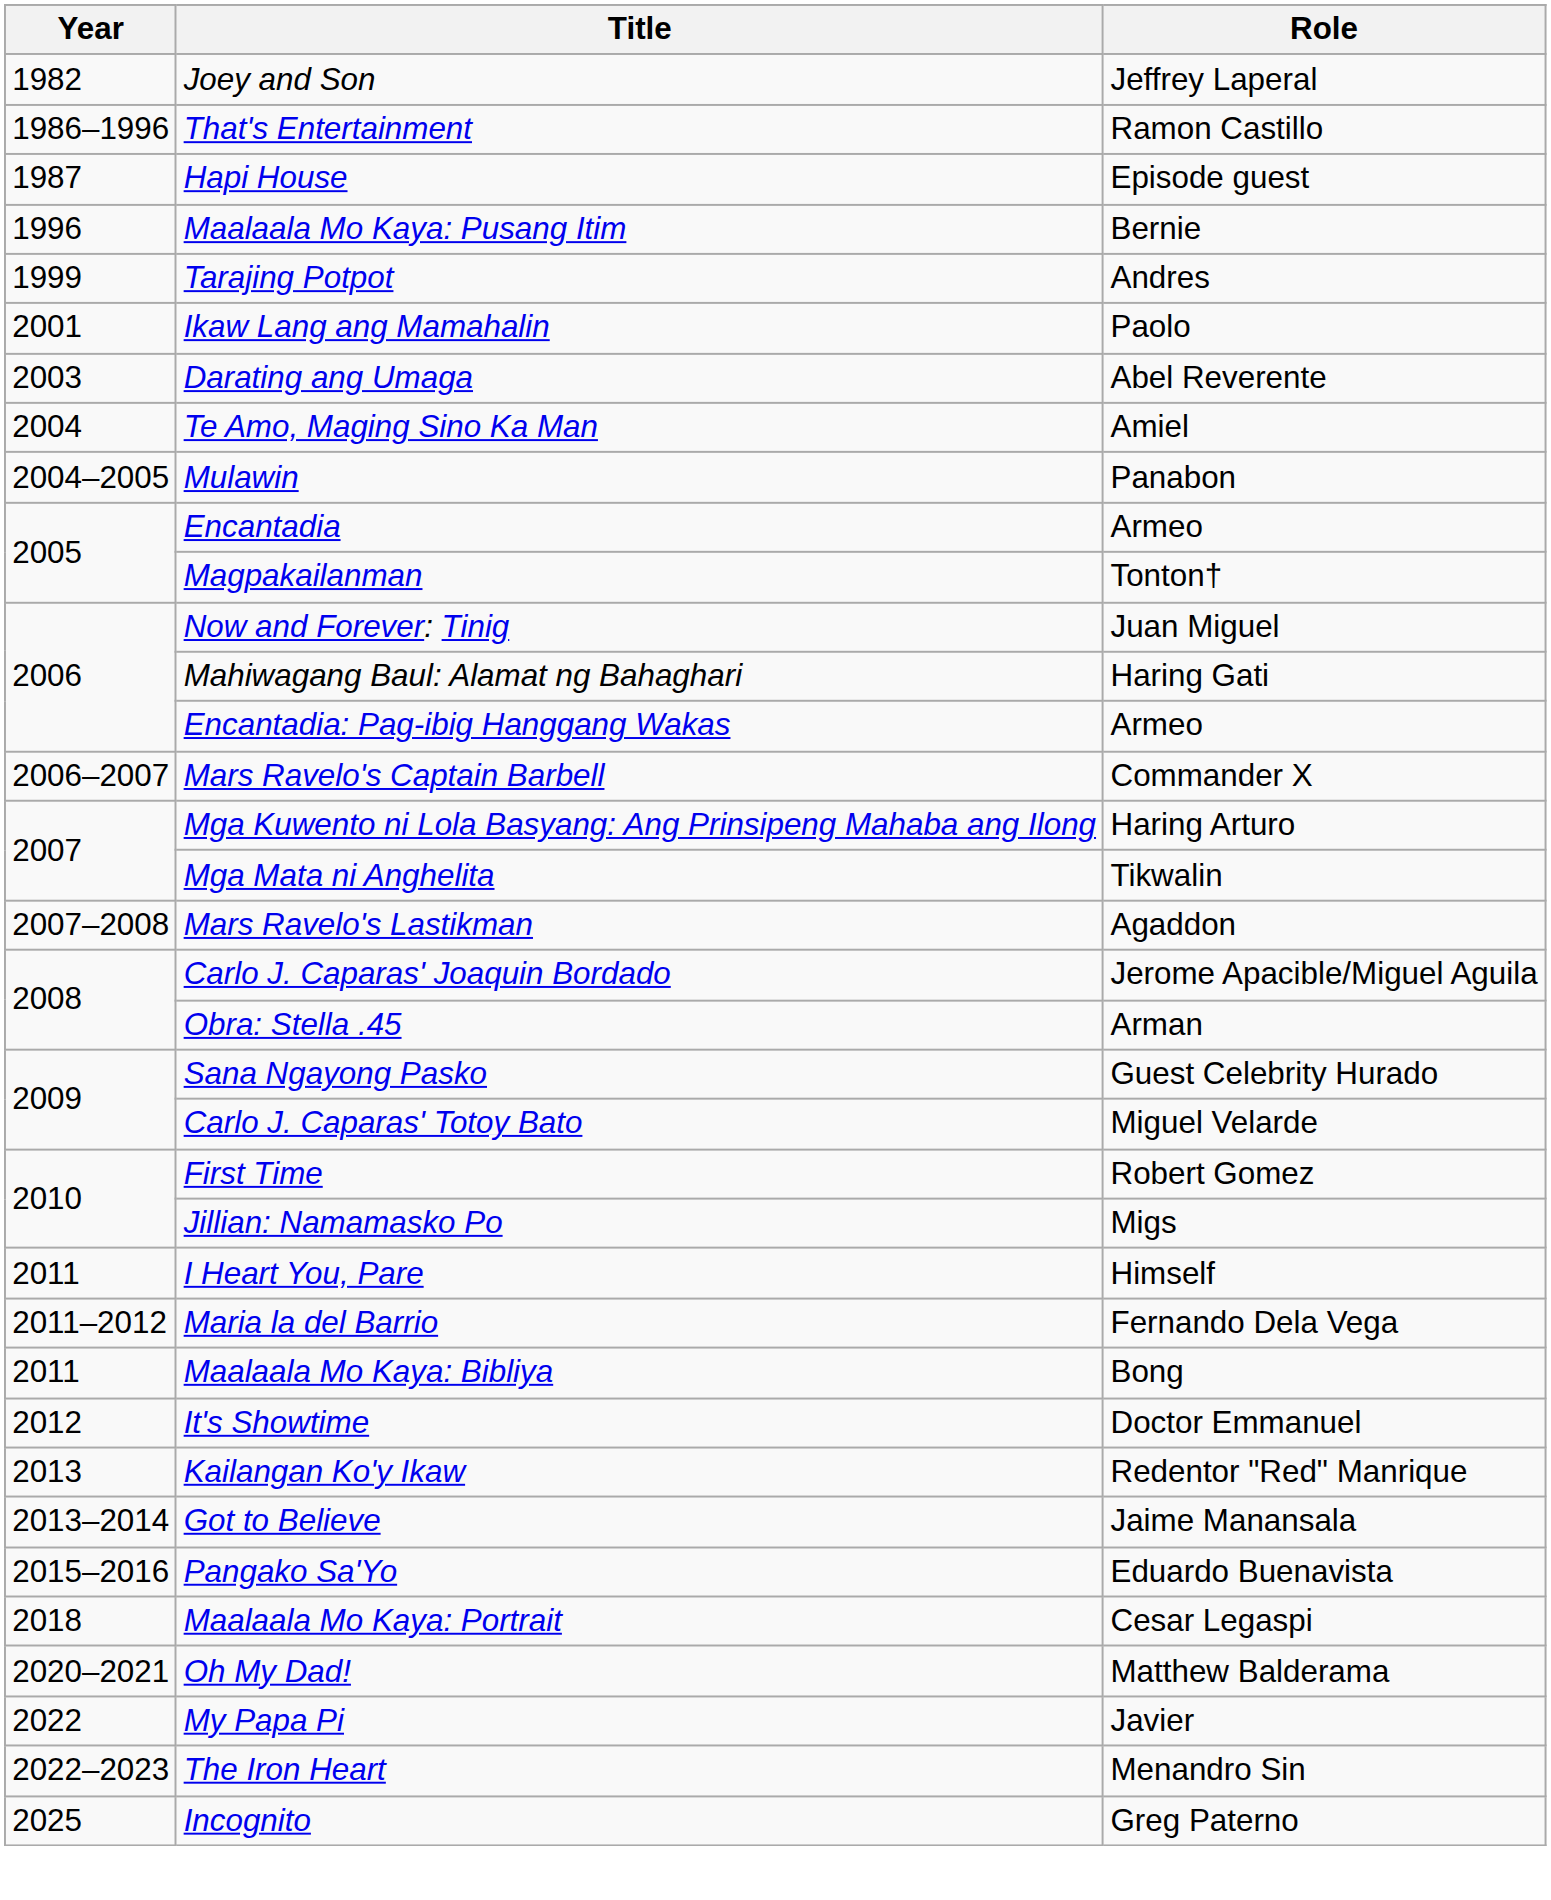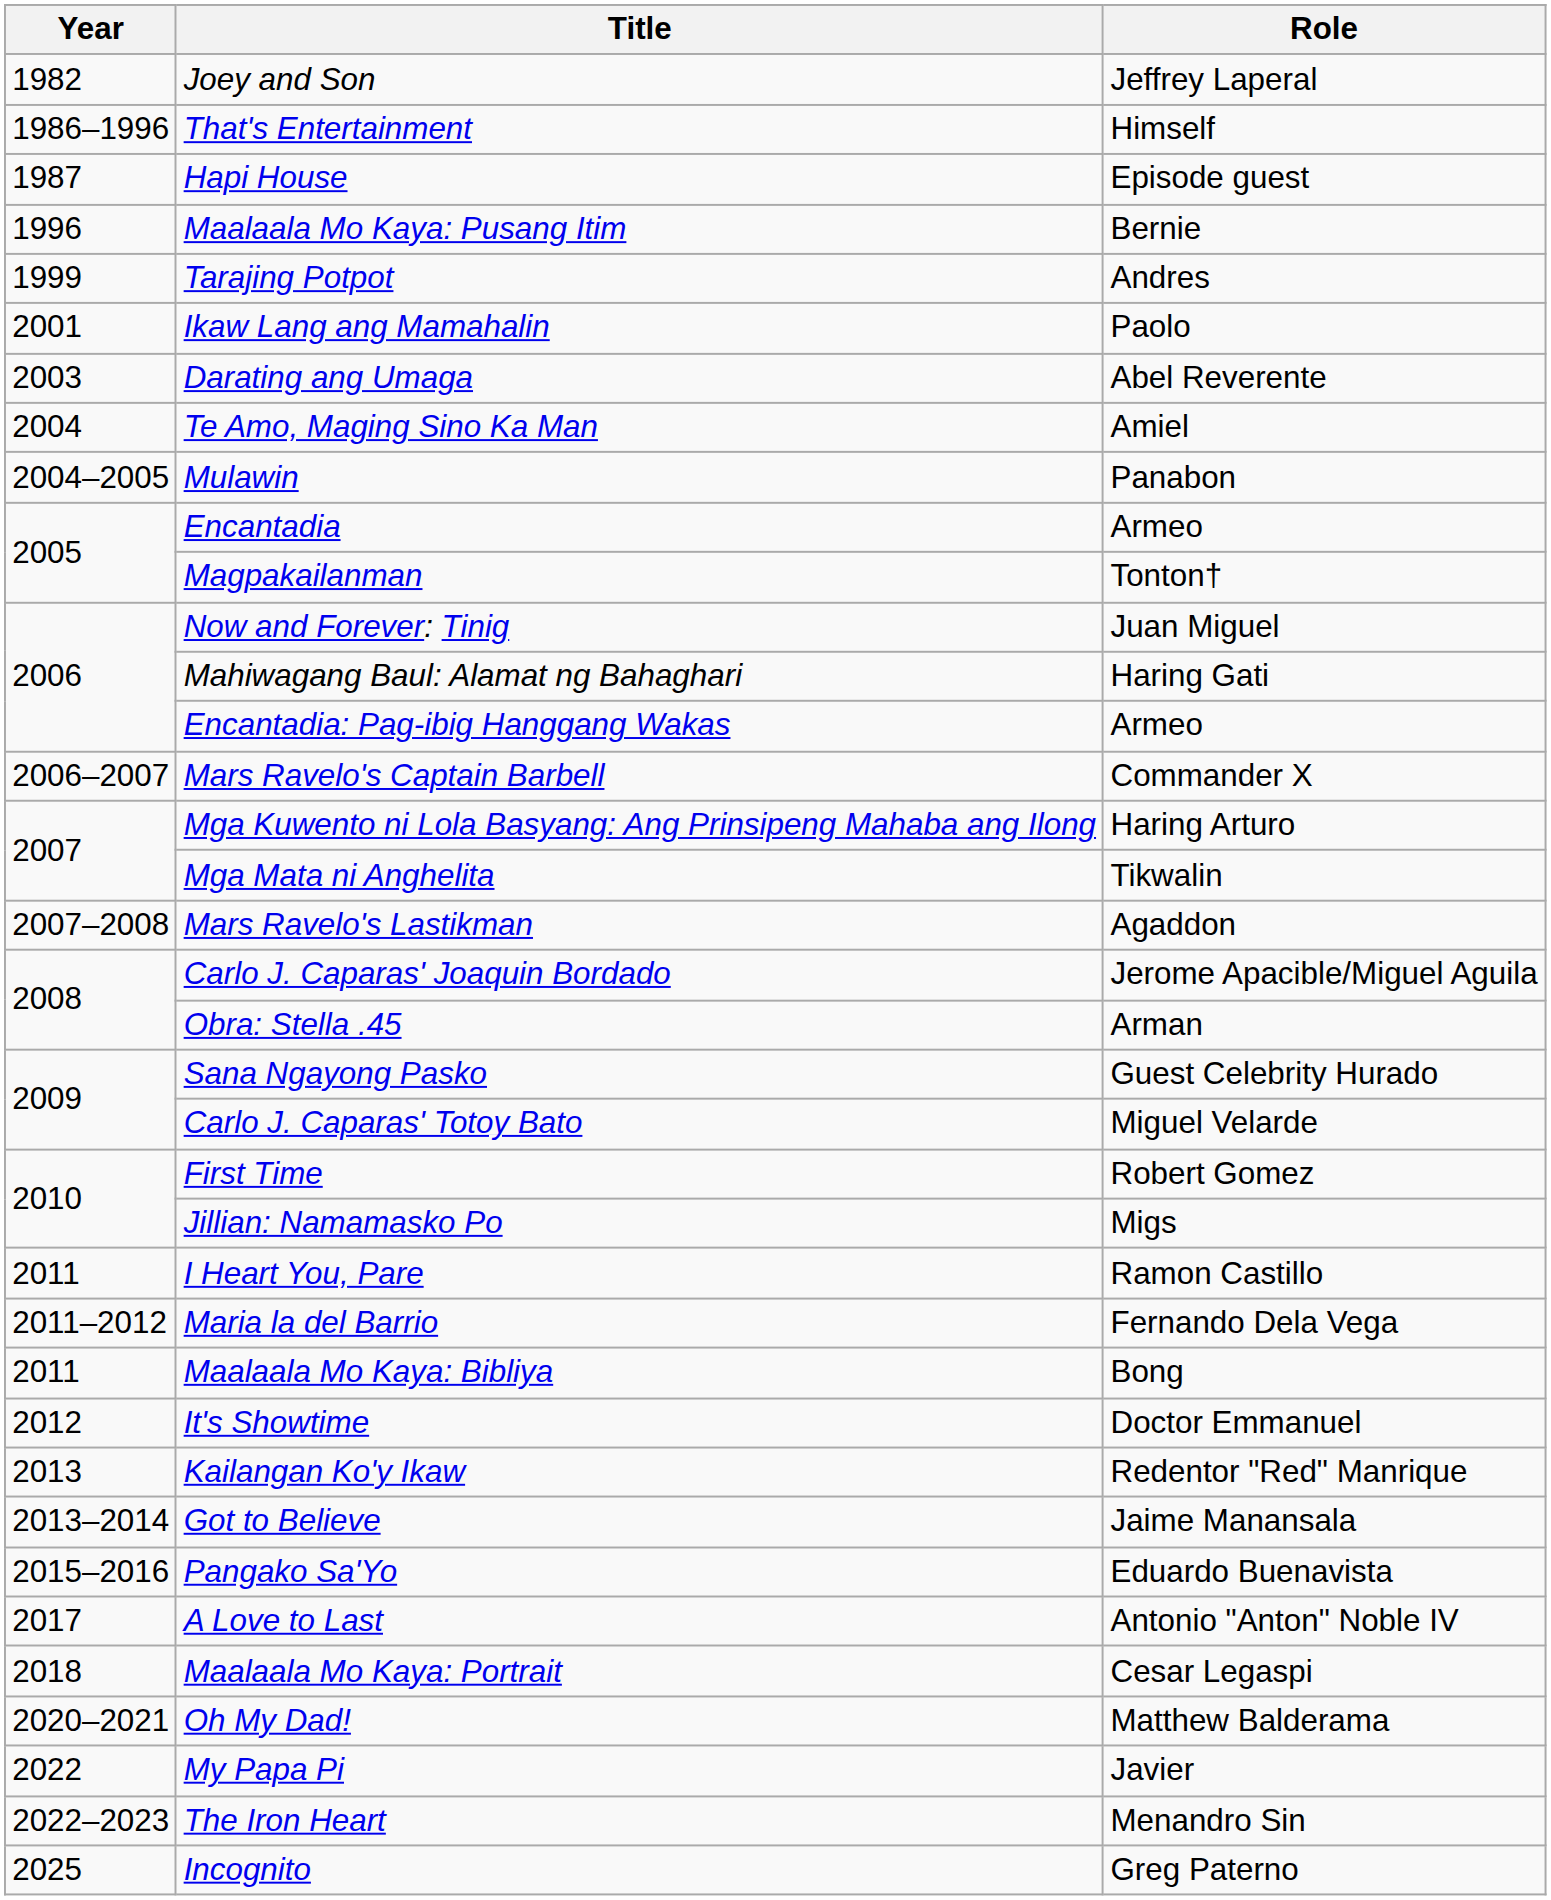(1217, 128) Ramon Castillo -> (1163, 128) Himself
(1163, 1272) Himself -> (1217, 1272) Ramon Castillo
+ row: (283, 1620)
